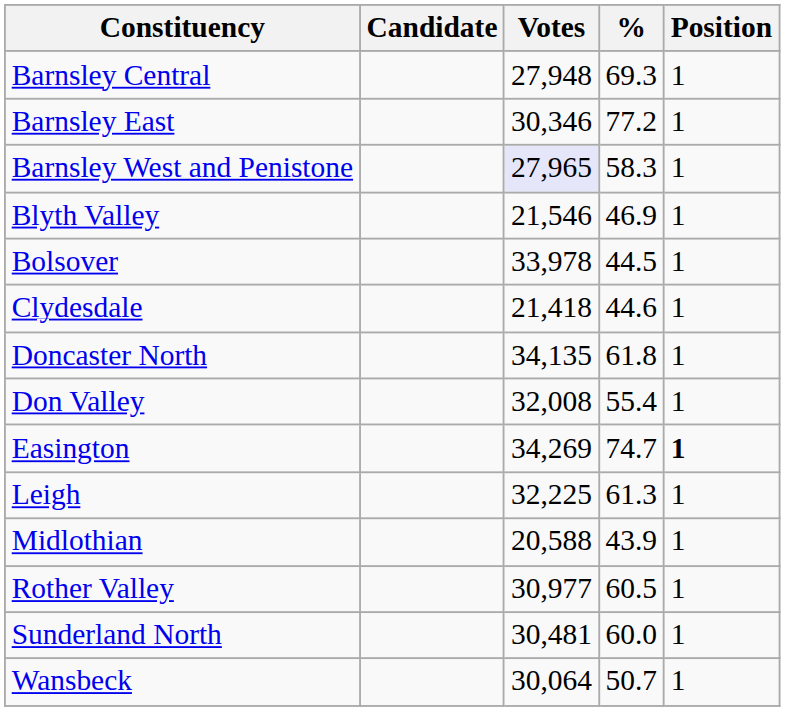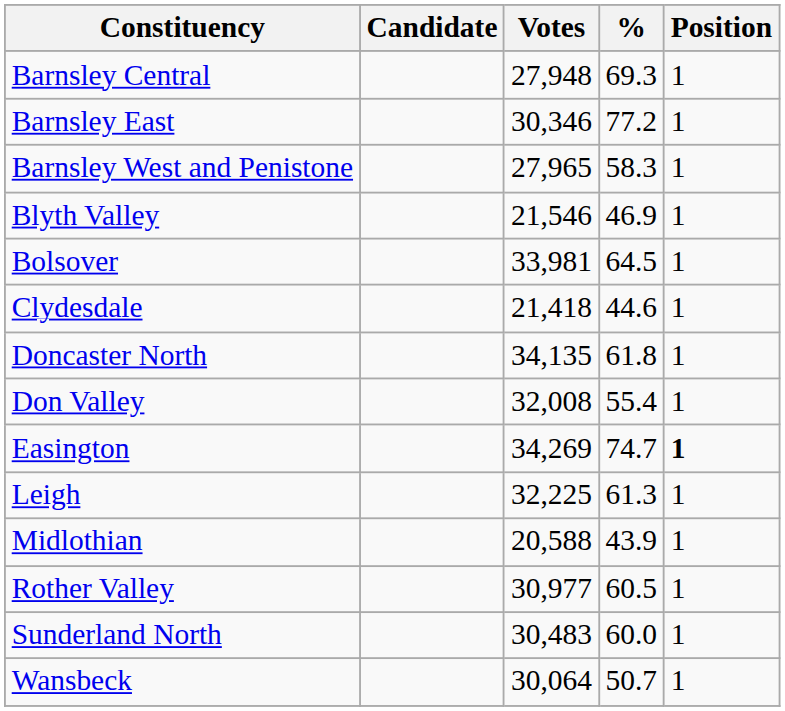(552, 167) lavender background -> (552, 167) no background
(552, 261) 33,978 -> (552, 261) 33,981
(631, 261) 44.5 -> (631, 261) 64.5
(552, 634) 30,481 -> (552, 634) 30,483
